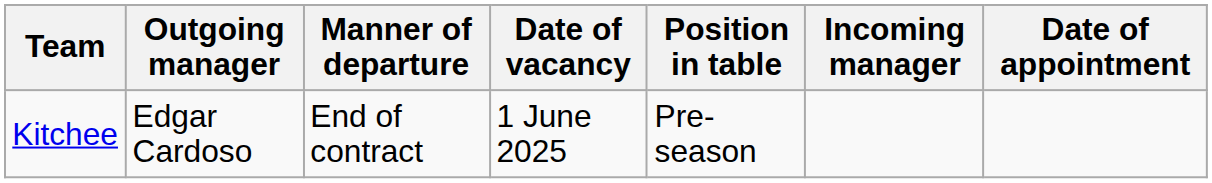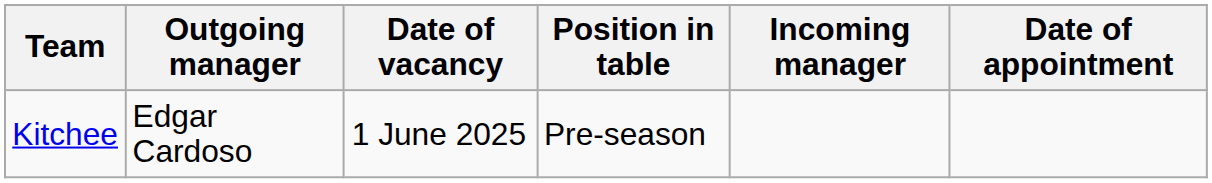- column: (396, 47)
